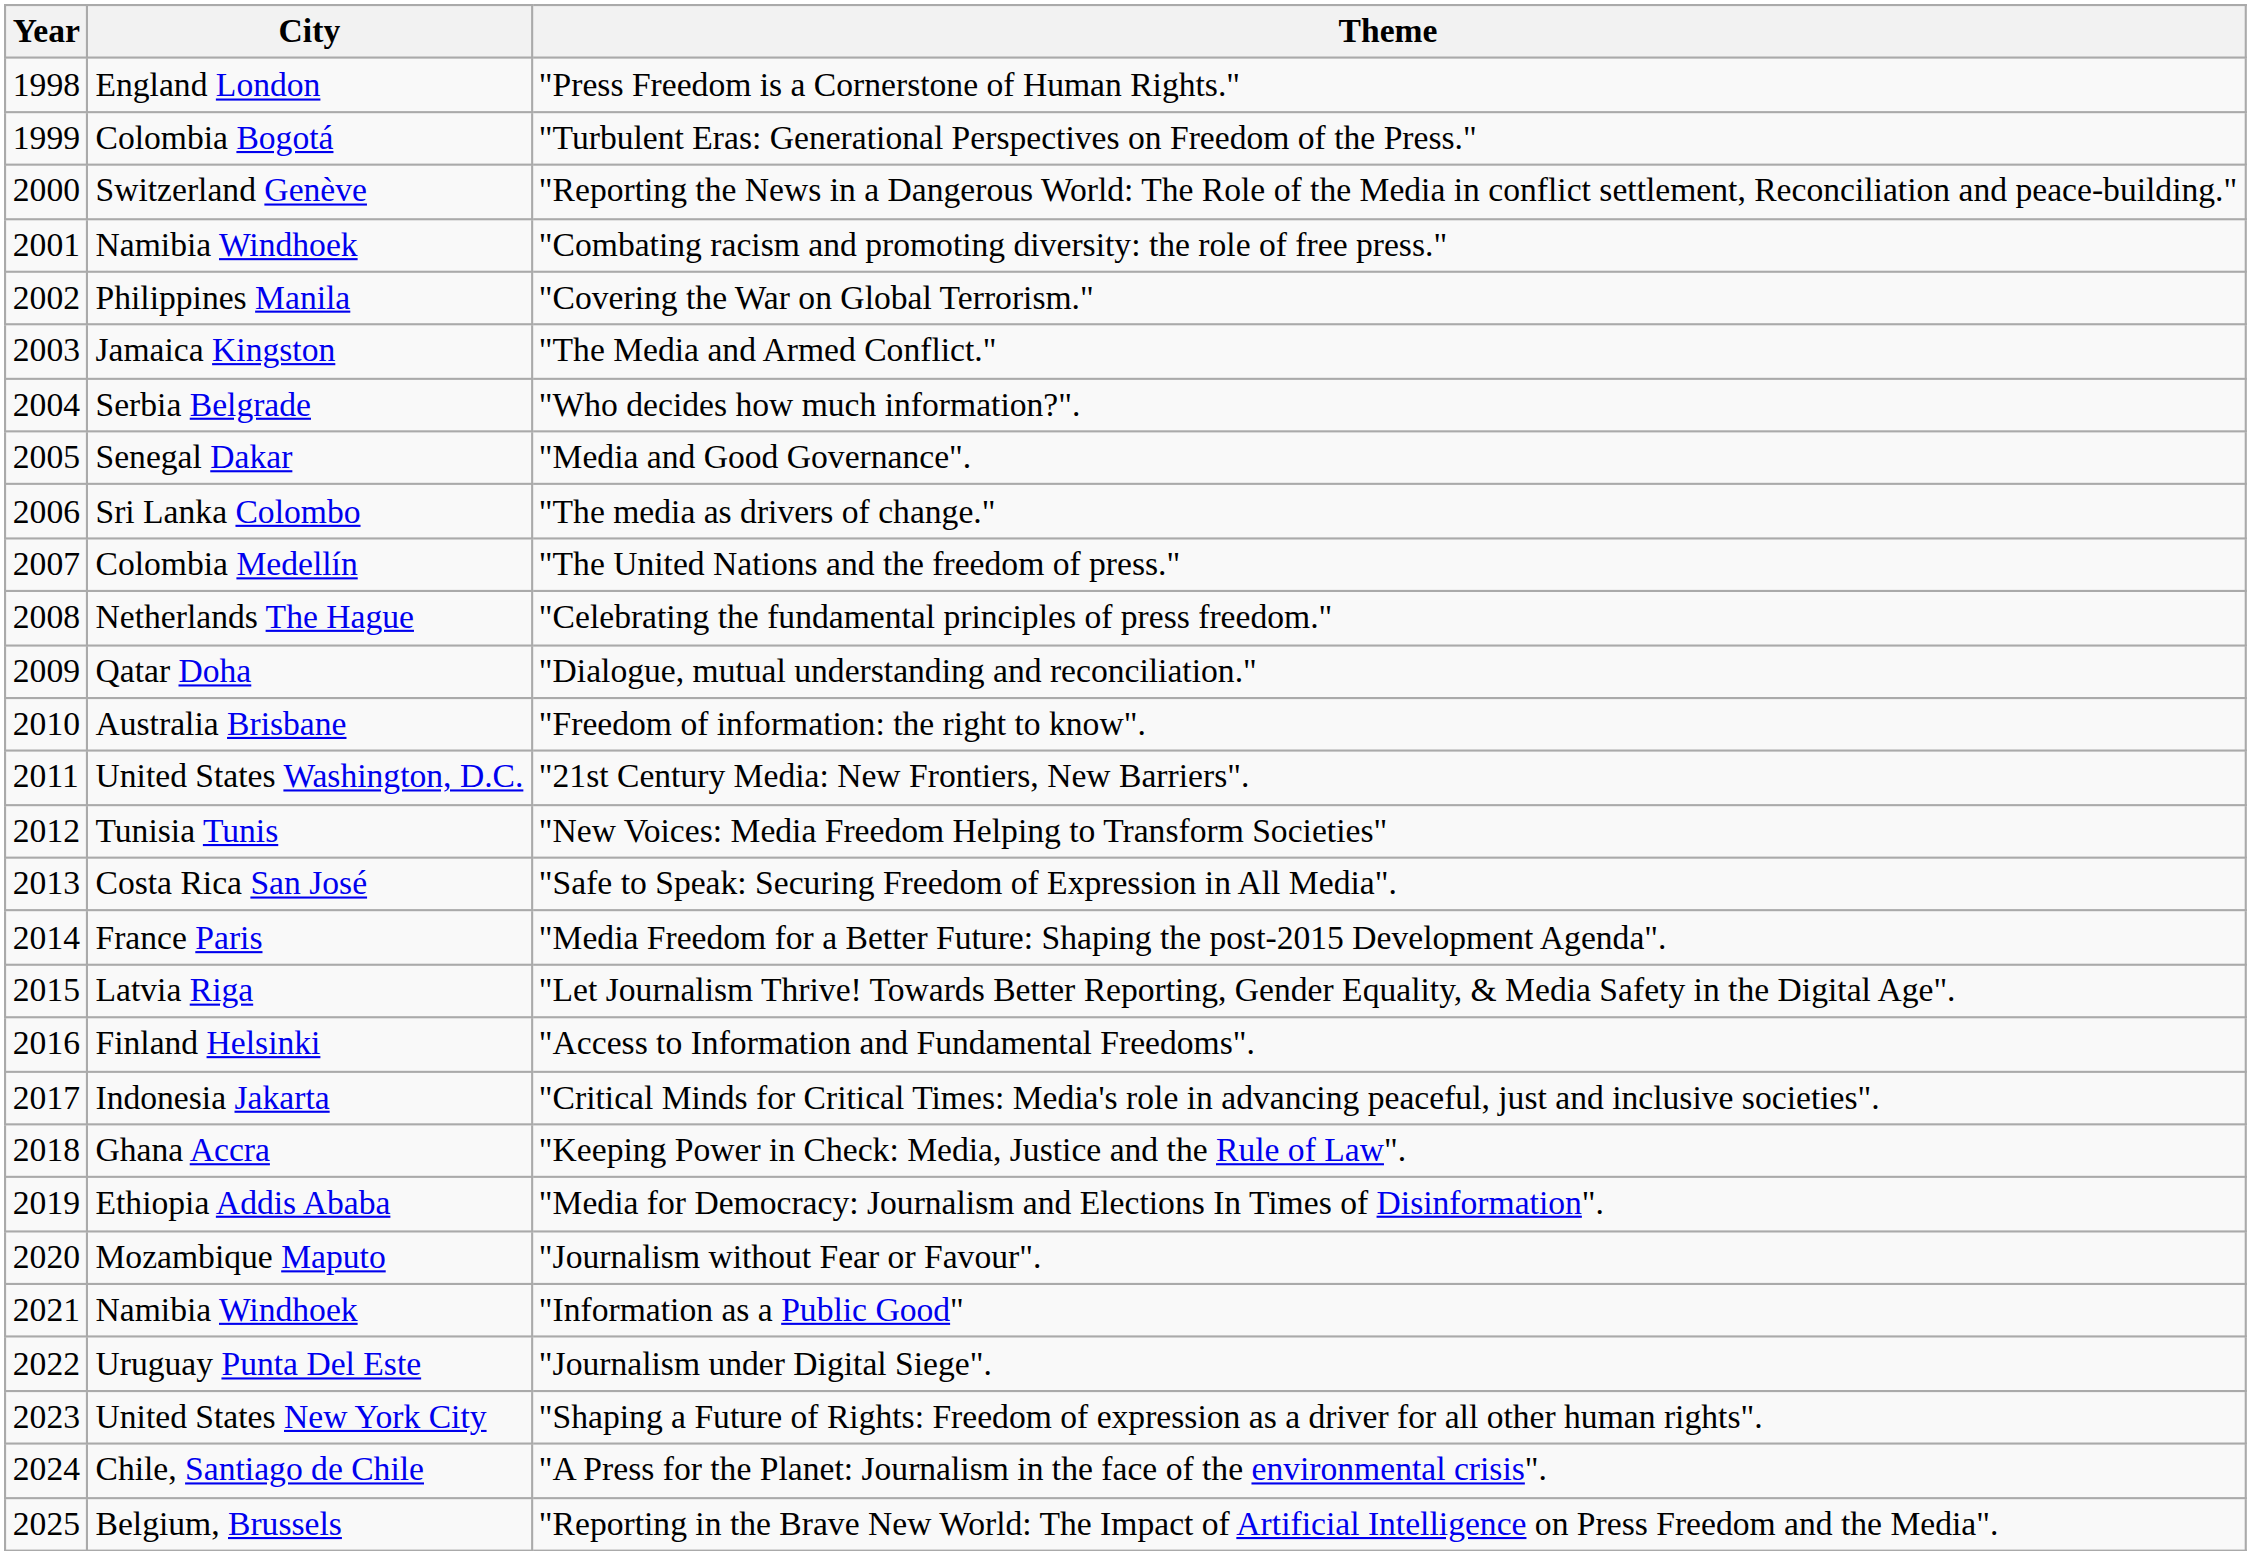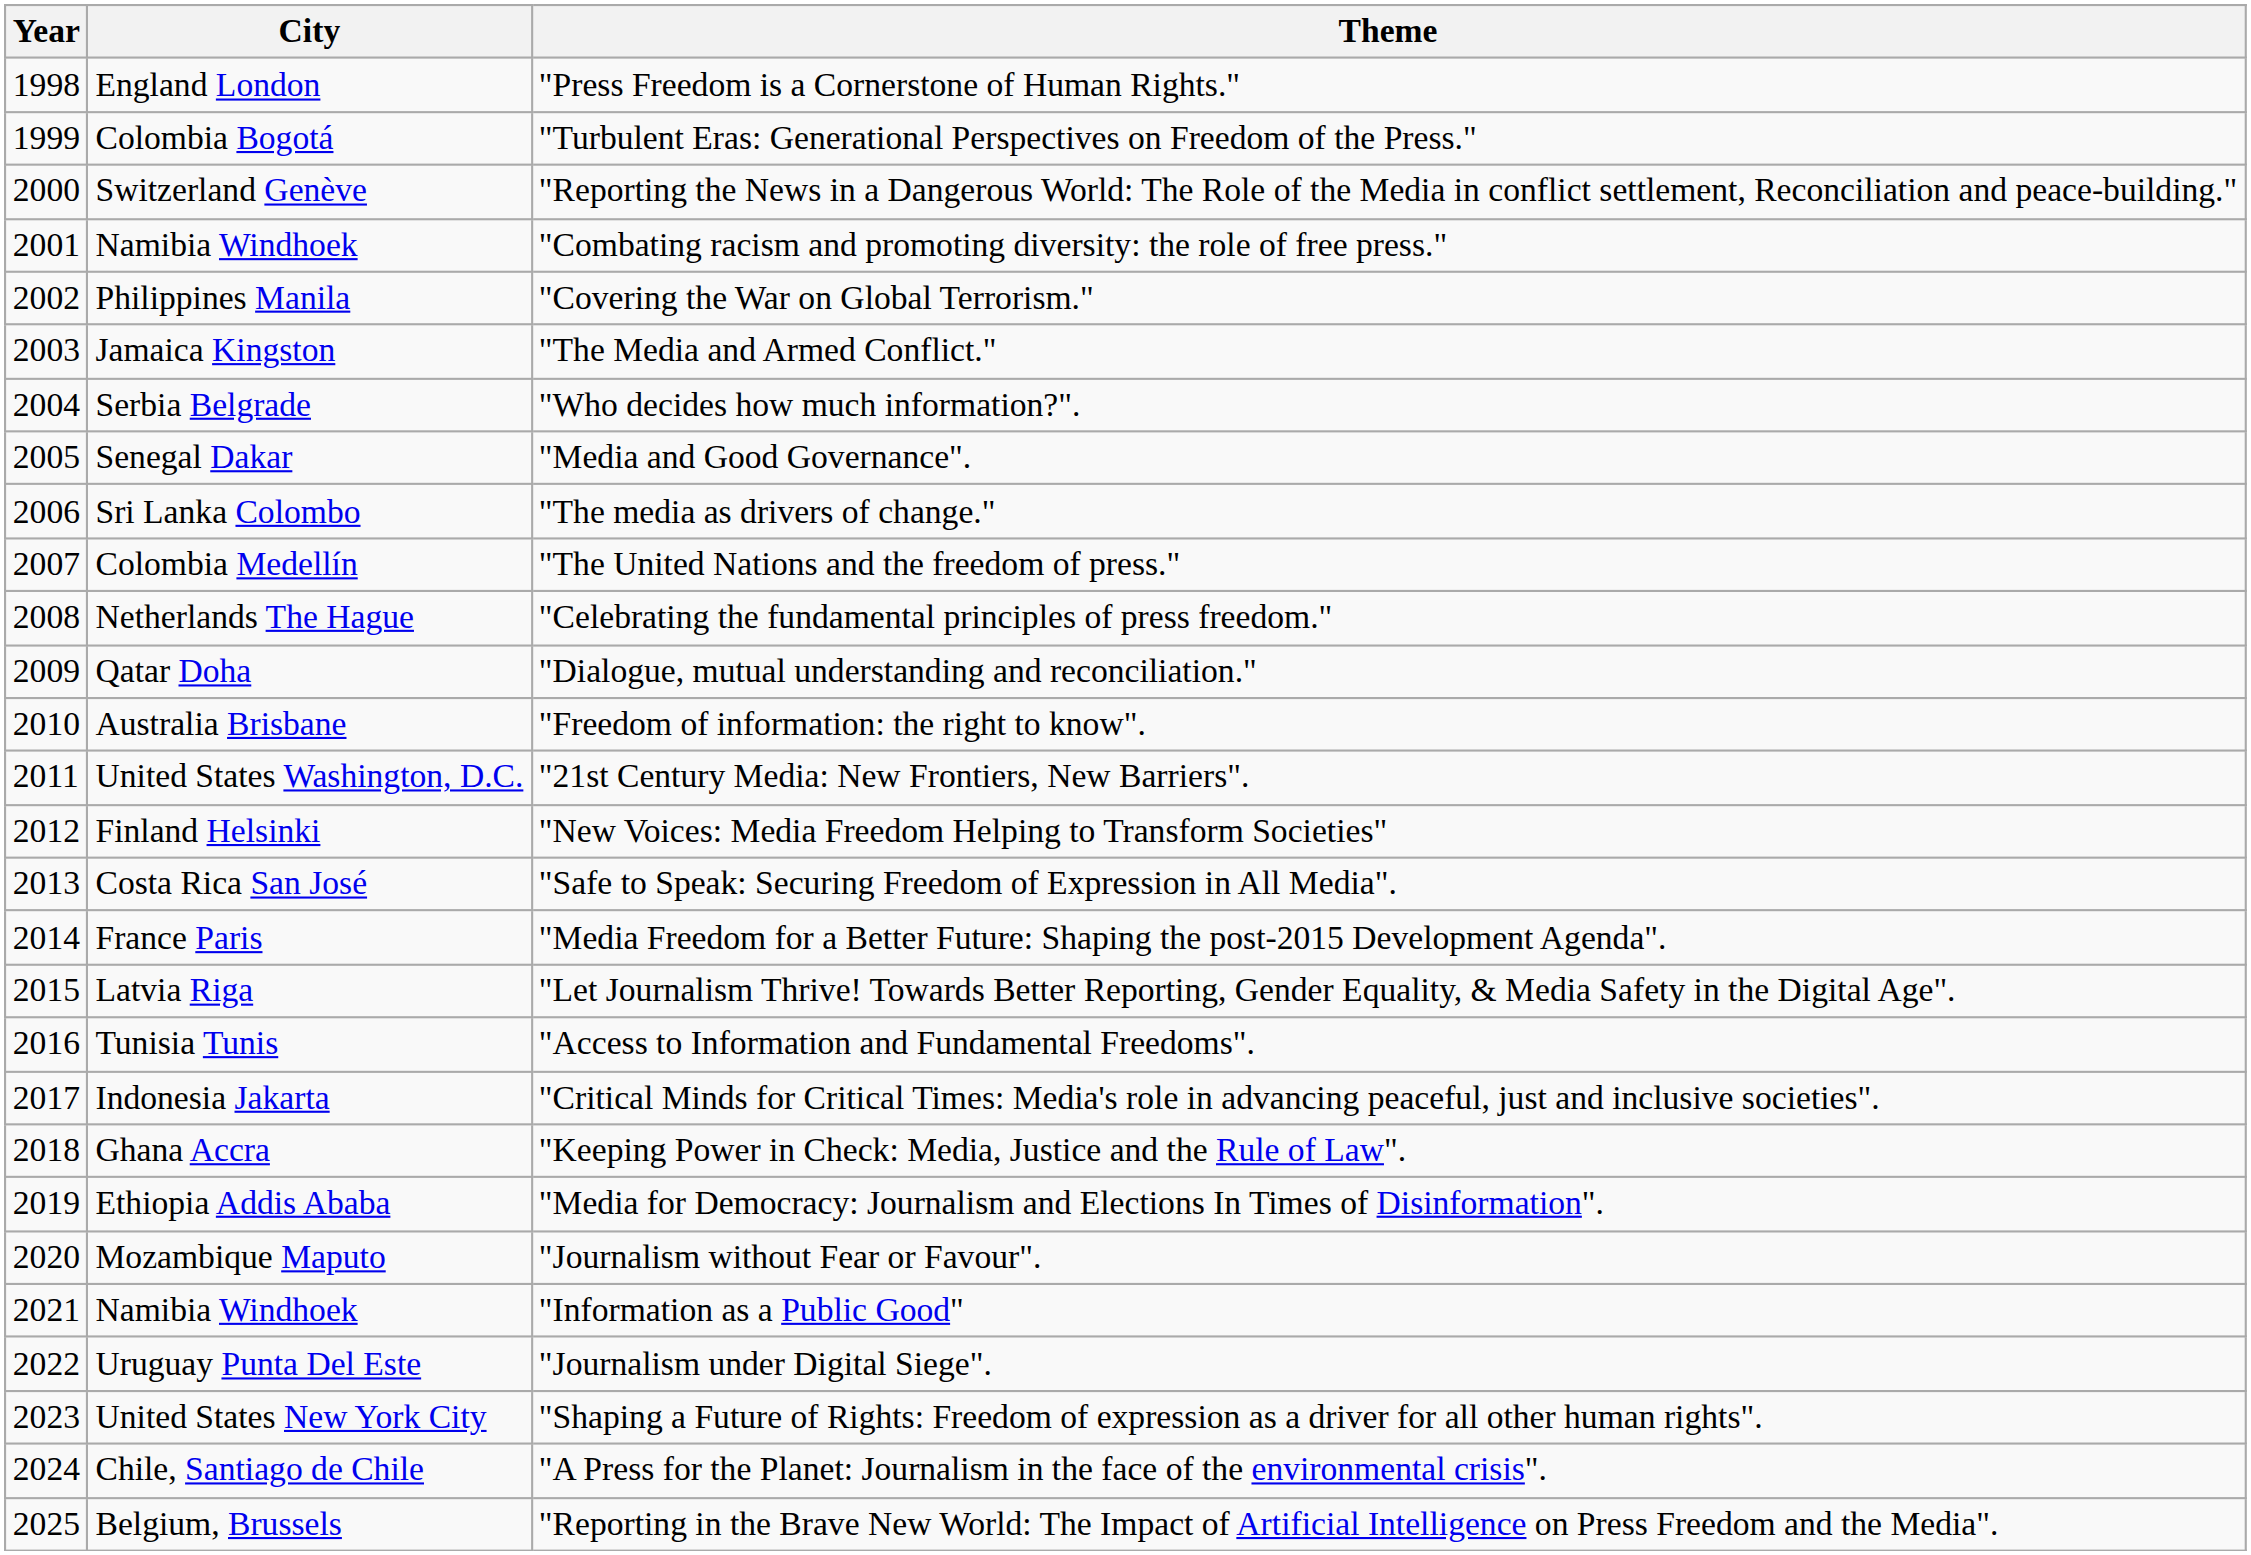(187, 830) Tunisia Tunis -> (208, 830) Finland Helsinki
(208, 1043) Finland Helsinki -> (187, 1043) Tunisia Tunis
